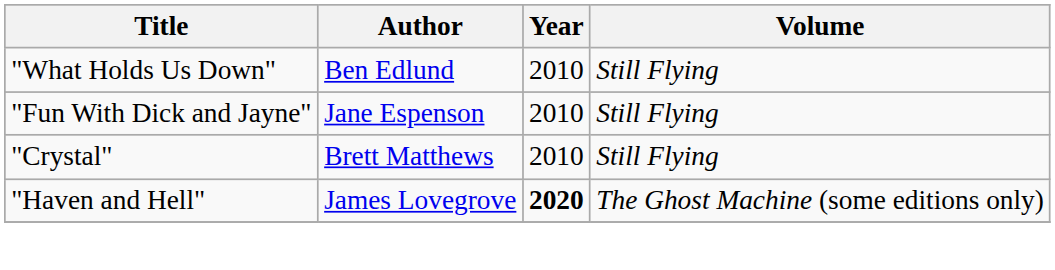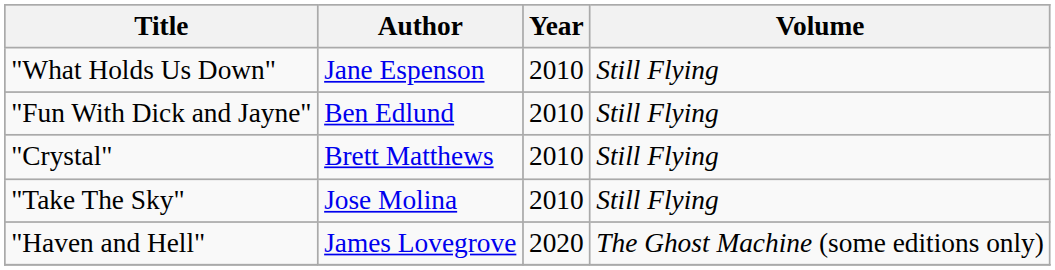(389, 69) Ben Edlund -> (404, 69) Jane Espenson
(404, 112) Jane Espenson -> (389, 112) Ben Edlund
+ row: (98, 199)
(556, 199) bold -> (556, 243) normal
